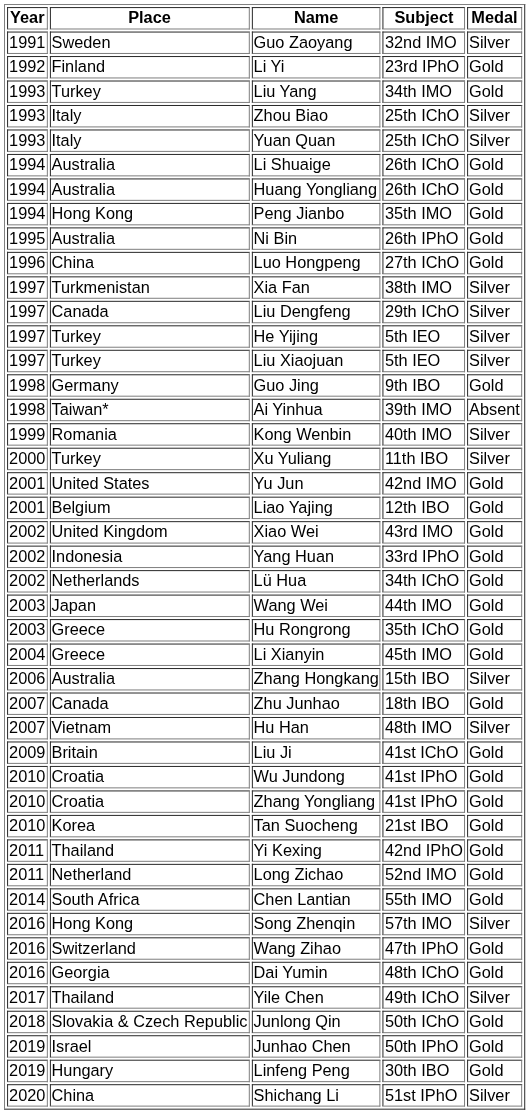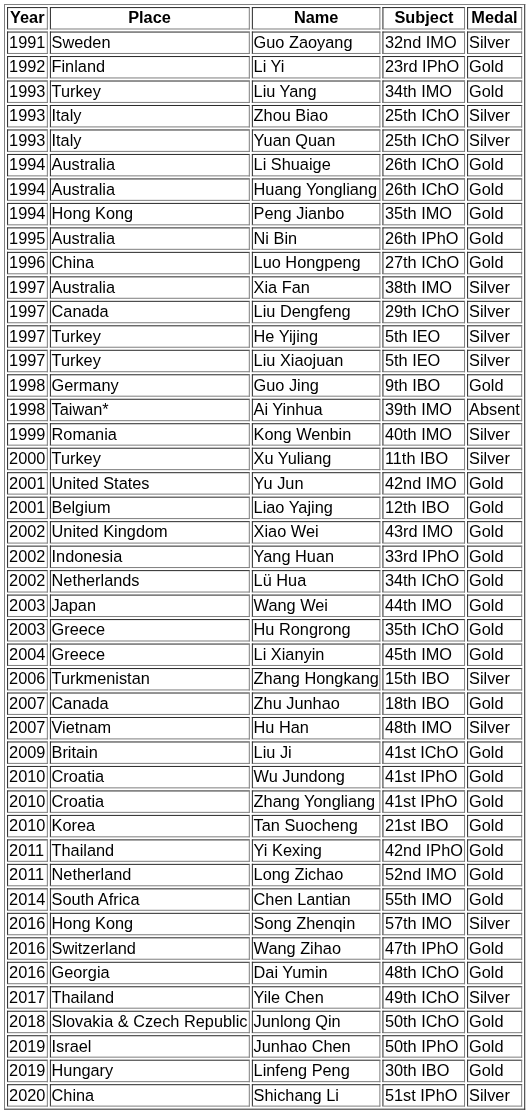(101, 287) Turkmenistan -> (83, 287) Australia
(83, 679) Australia -> (101, 679) Turkmenistan
